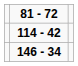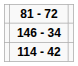rows swapped: (39, 52) <-> (39, 33)
